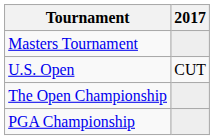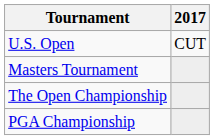rows swapped: (73, 43) <-> (41, 69)
